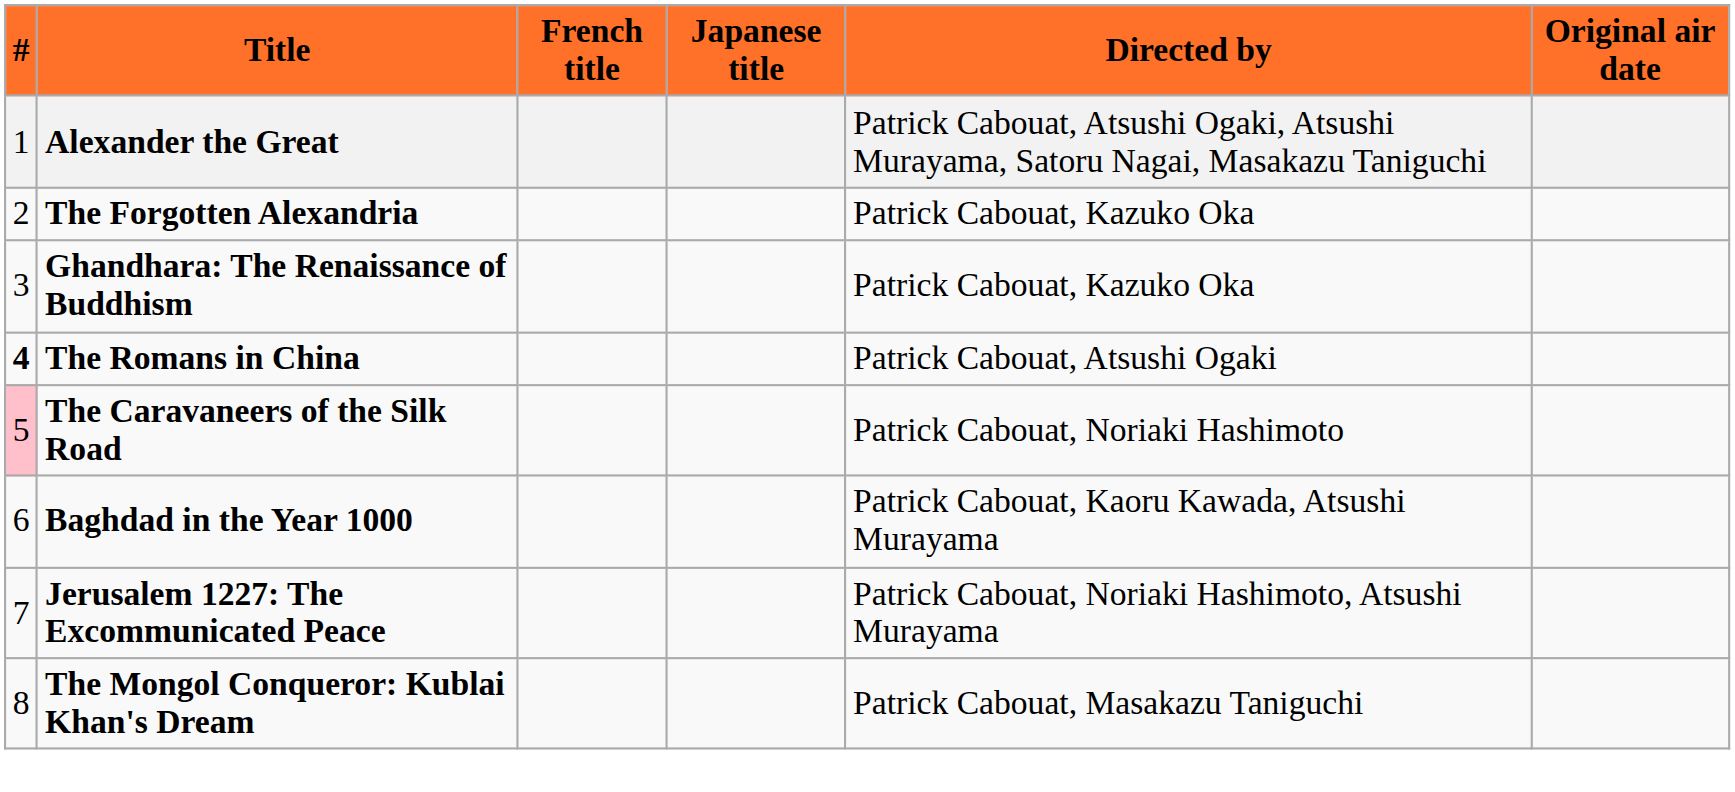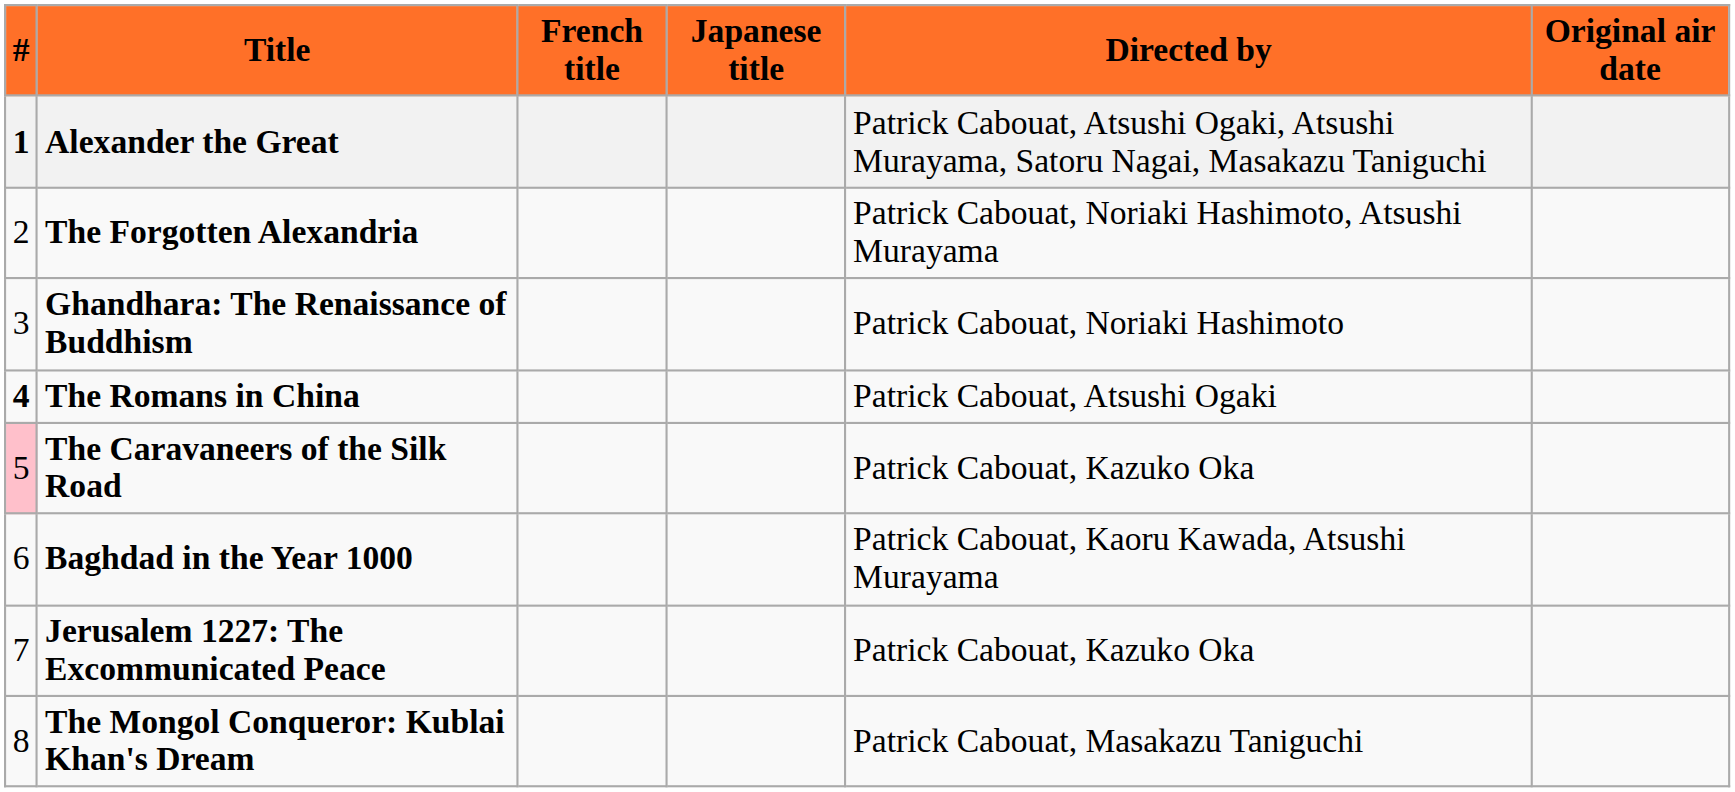(21, 141) normal -> (21, 141) bold
(1054, 213) Patrick Cabouat, Kazuko Oka -> (1157, 232) Patrick Cabouat, Noriaki Hashimoto, Atsushi Murayama
(1054, 285) Patrick Cabouat, Kazuko Oka -> (1099, 323) Patrick Cabouat, Noriaki Hashimoto
(1099, 429) Patrick Cabouat, Noriaki Hashimoto -> (1054, 467) Patrick Cabouat, Kazuko Oka
(1157, 612) Patrick Cabouat, Noriaki Hashimoto, Atsushi Murayama -> (1054, 649) Patrick Cabouat, Kazuko Oka
